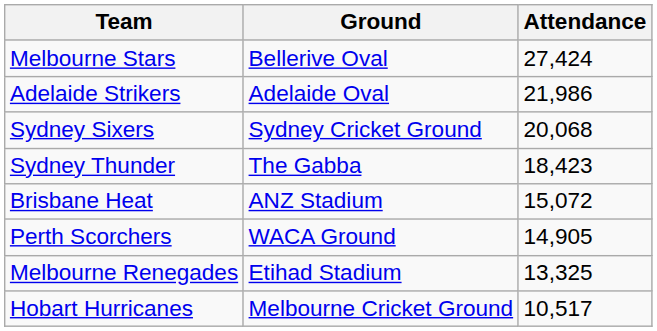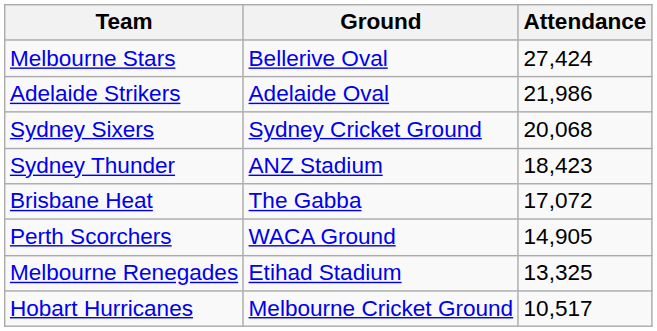(305, 165) The Gabba -> (316, 165) ANZ Stadium
(316, 201) ANZ Stadium -> (305, 201) The Gabba
(558, 201) 15,072 -> (558, 201) 17,072
